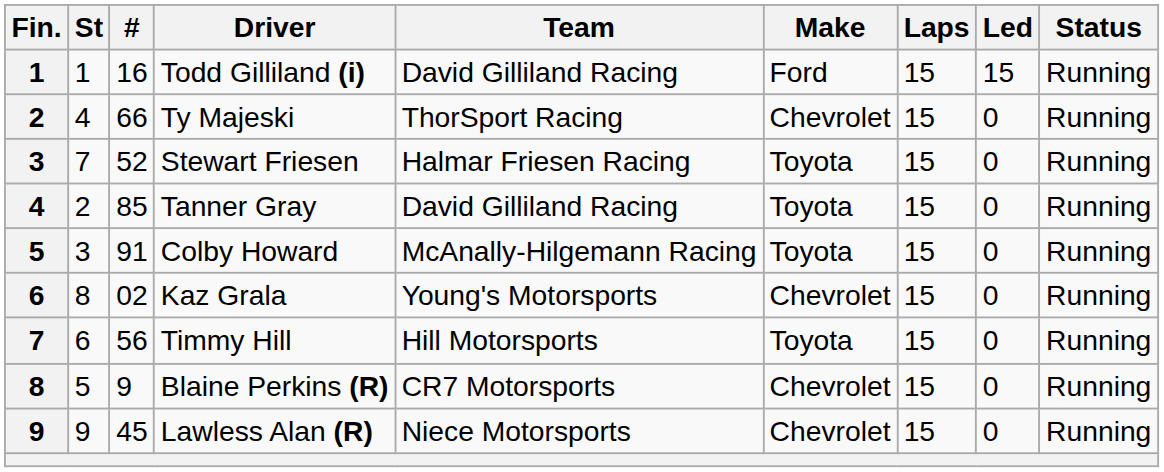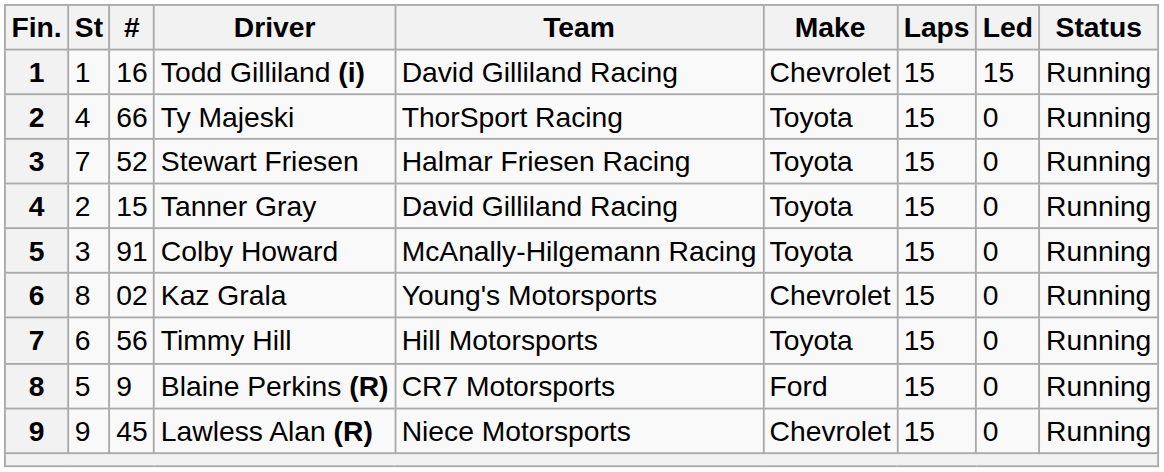(799, 72) Ford -> (830, 72) Chevrolet
(830, 117) Chevrolet -> (811, 117) Toyota
(132, 207) 85 -> (132, 207) 15
(830, 386) Chevrolet -> (799, 386) Ford
